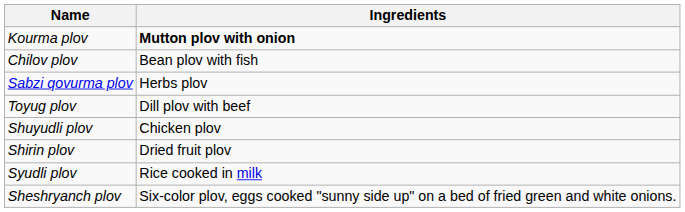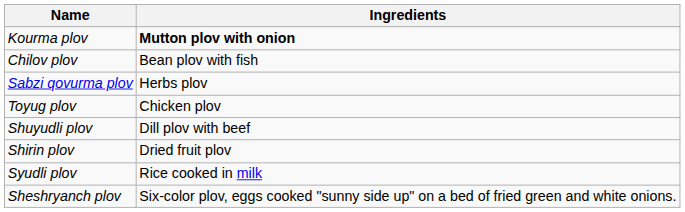(195, 106) Dill plov with beef -> (180, 106) Chicken plov
(180, 128) Chicken plov -> (195, 128) Dill plov with beef
